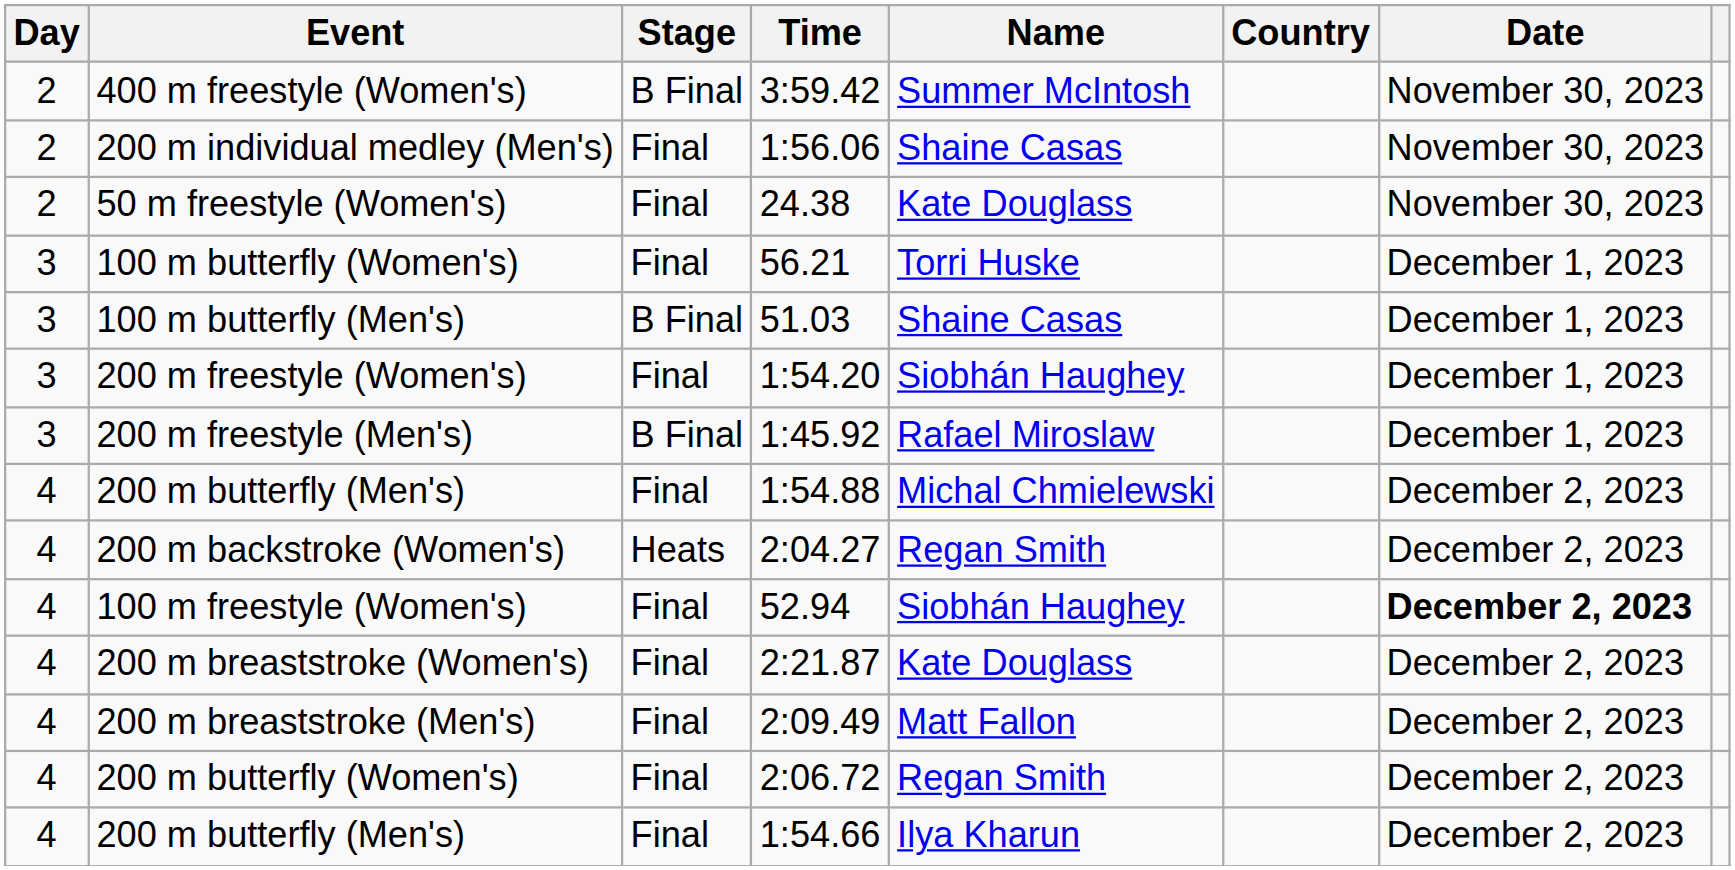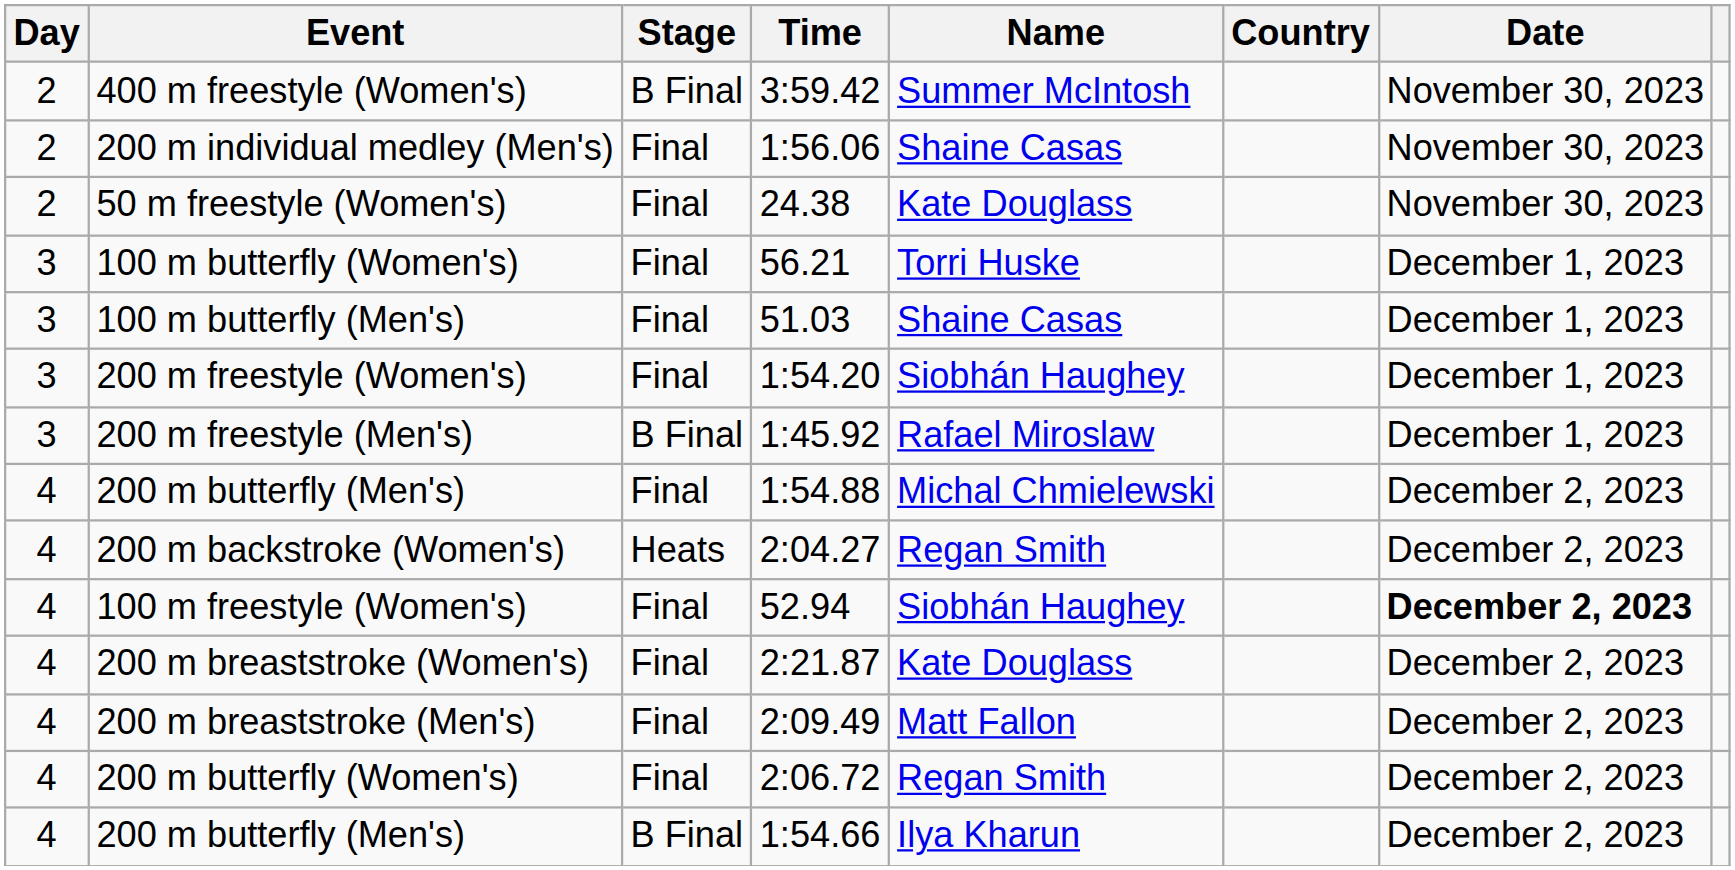(687, 319) B Final -> (670, 319) Final
(670, 836) Final -> (687, 836) B Final
